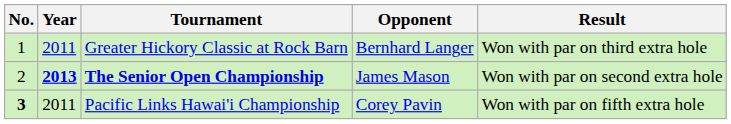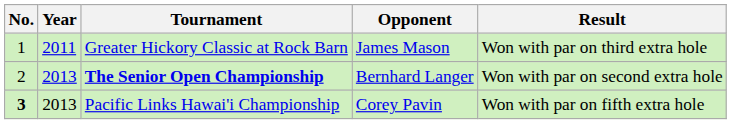(415, 47) Bernhard Langer -> (403, 47) James Mason
(59, 76) bold -> (59, 76) normal
(403, 76) James Mason -> (415, 76) Bernhard Langer
(59, 104) 2011 -> (59, 104) 2013
